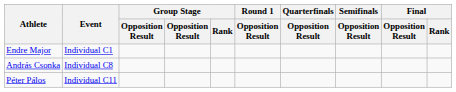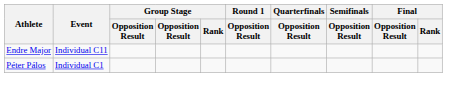(89, 51) Individual C1 -> (81, 51) Individual C11
- row: (33, 65)
(91, 80) Individual C11 -> (79, 65) Individual C1
